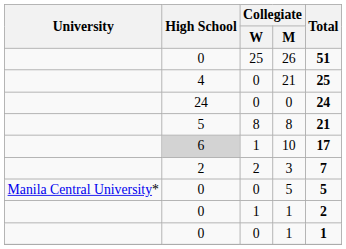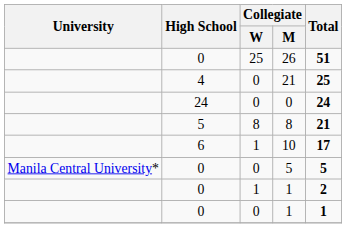(201, 146) lightgrey background -> (201, 146) no background
- row: (256, 168)
